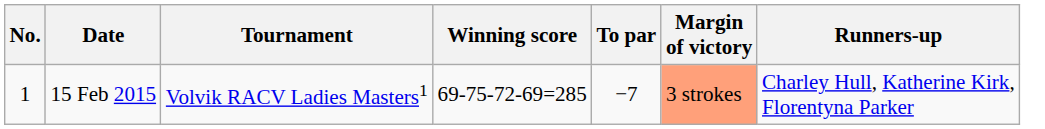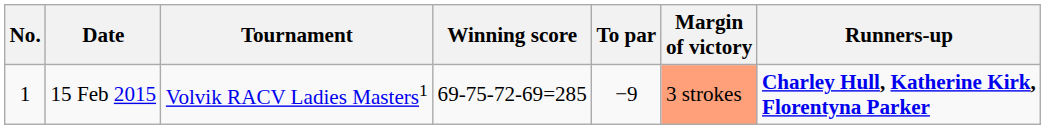(626, 94) −7 -> (626, 94) −9
(888, 94) normal -> (899, 94) bold
